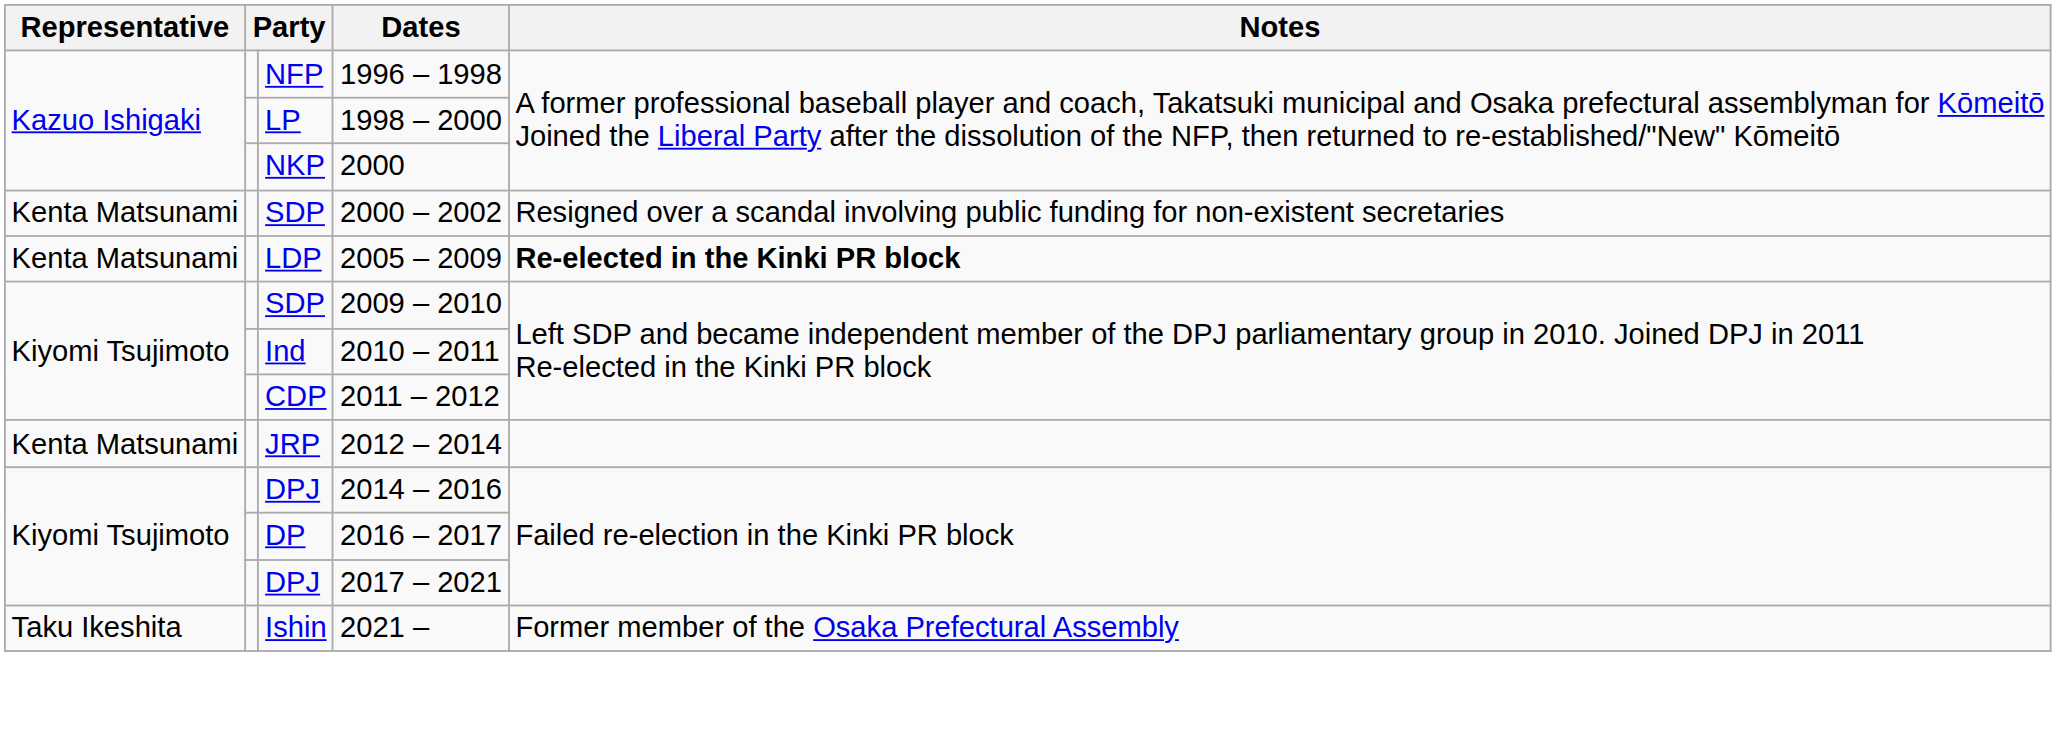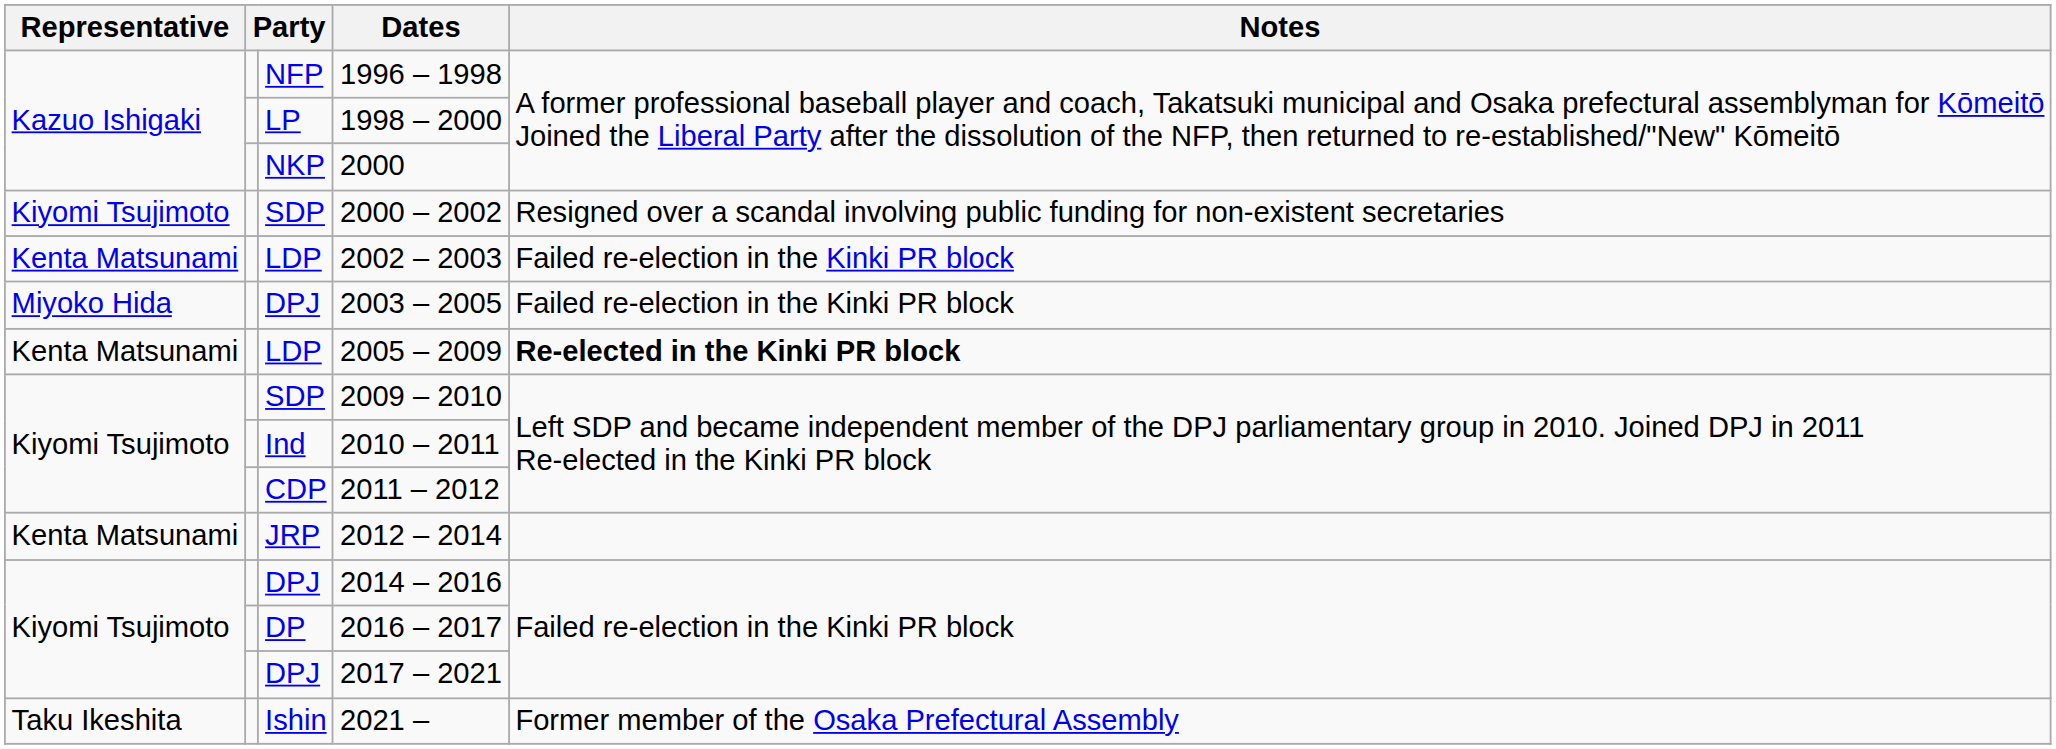(125, 212) Kenta Matsunami -> (121, 212) Kiyomi Tsujimoto
+ row: (421, 258)
+ row: (421, 304)
